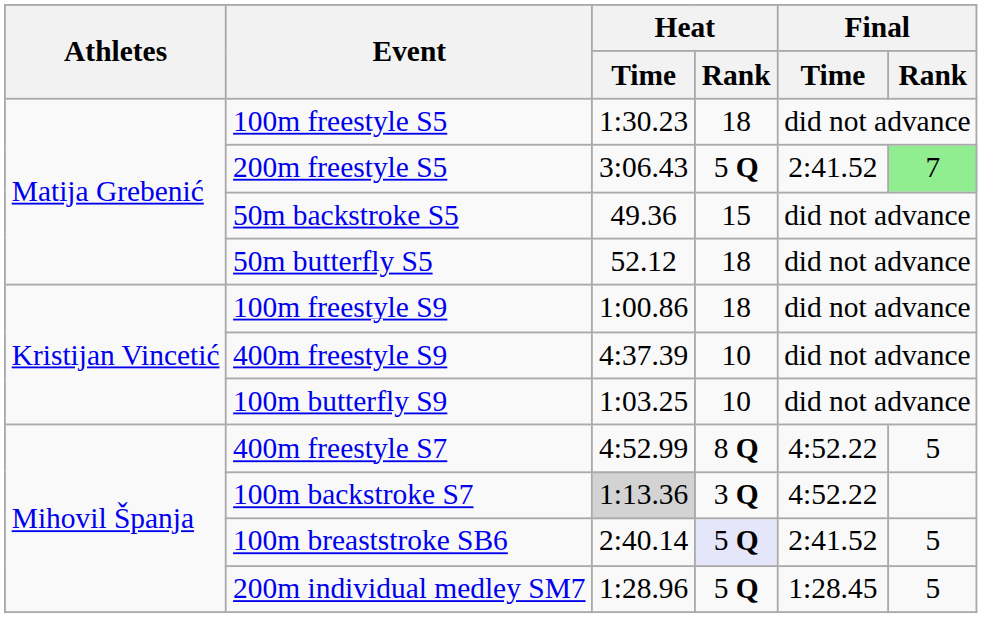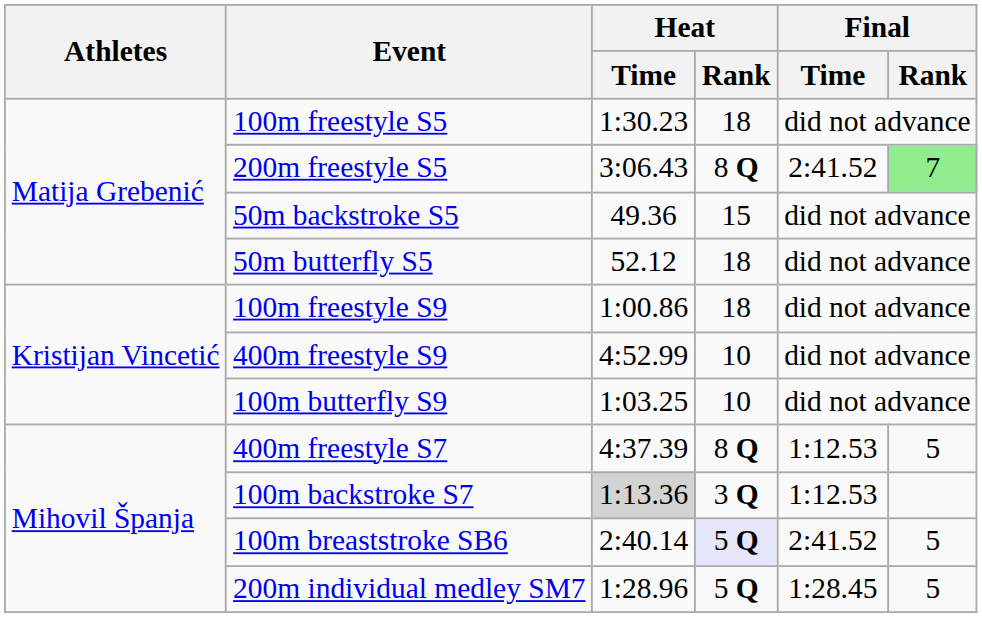(736, 167) 5 Q -> (736, 167) 8 Q
(644, 354) 4:37.39 -> (644, 354) 4:52.99
(644, 448) 4:52.99 -> (644, 448) 4:37.39
(833, 448) 4:52.22 -> (833, 448) 1:12.53
(833, 494) 4:52.22 -> (833, 494) 1:12.53
